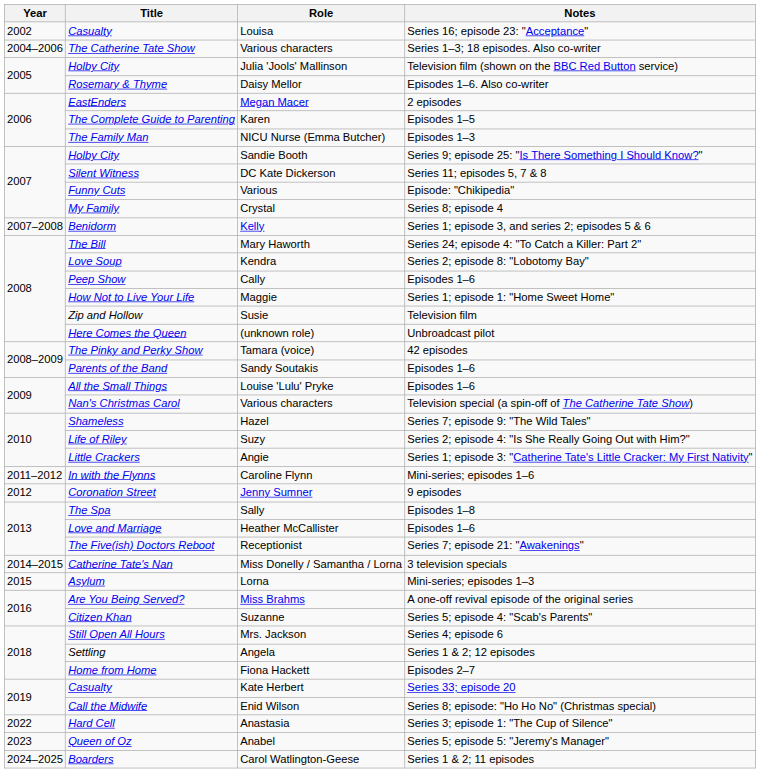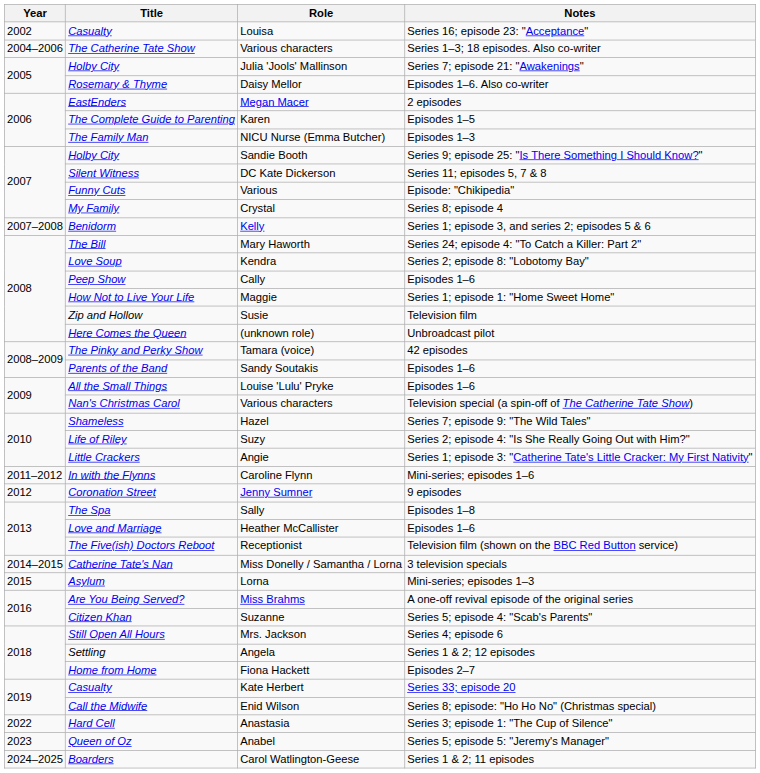(543, 66) Television film (shown on the BBC Red Button service) -> (495, 66) Series 7; episode 21: "Awakenings"
(495, 546) Series 7; episode 21: "Awakenings" -> (543, 546) Television film (shown on the BBC Red Button service)
